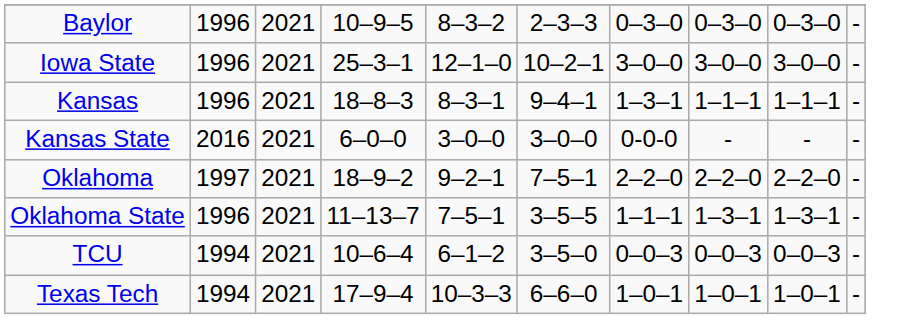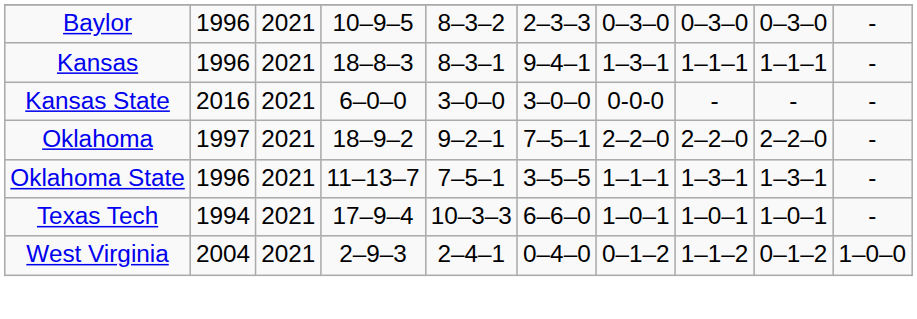- row: (98, 62)
- row: (98, 255)
+ row: (98, 255)
